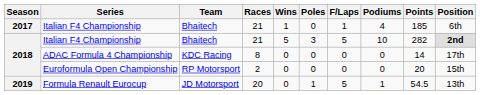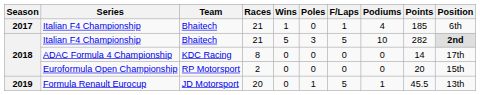(419, 84) 54.5 -> (419, 84) 45.5
